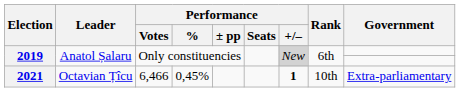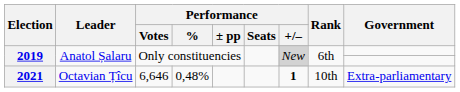(154, 76) 6,466 -> (154, 76) 6,646
(192, 76) 0,45% -> (192, 76) 0,48%
